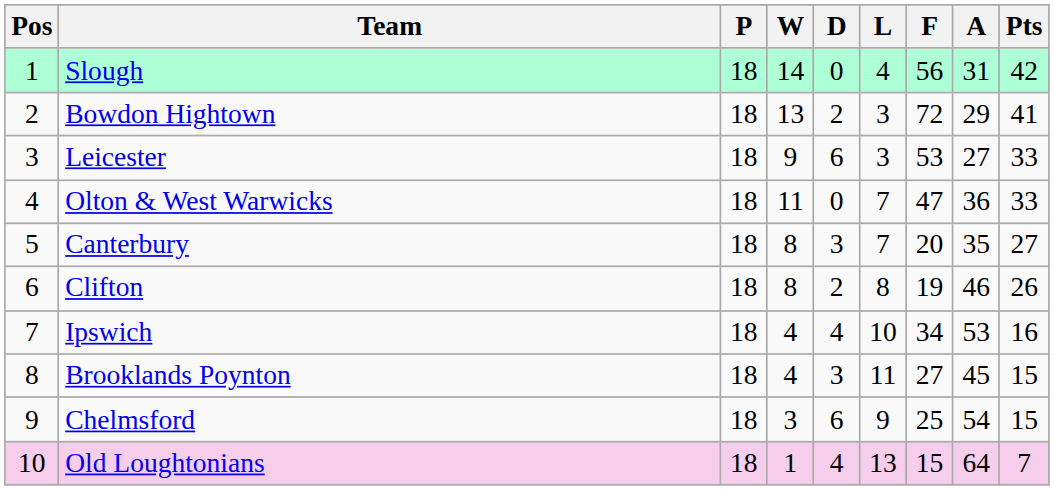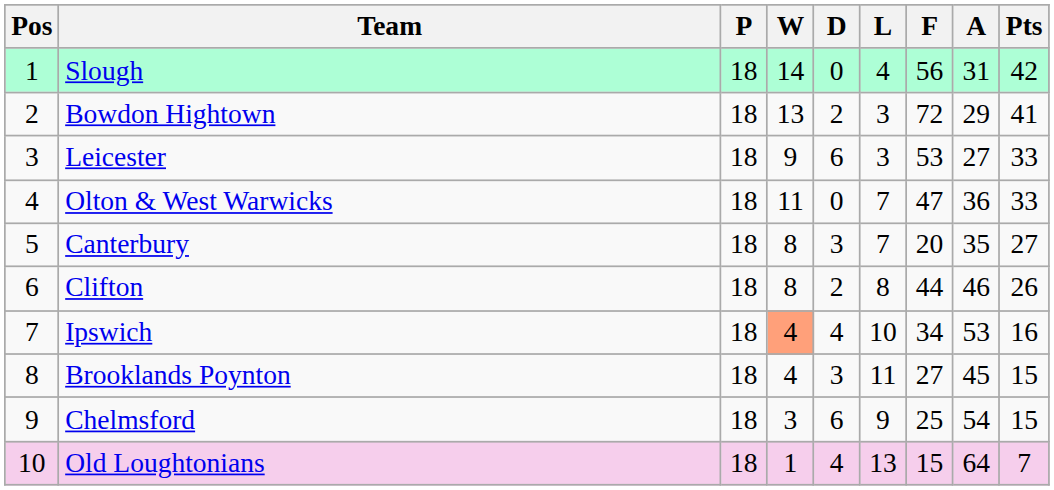(930, 288) 19 -> (930, 288) 44
(790, 331) no background -> (790, 331) lightsalmon background
